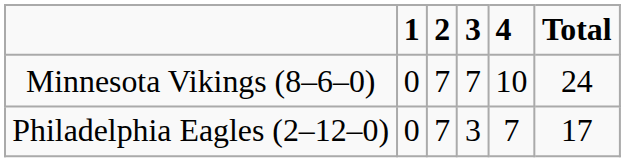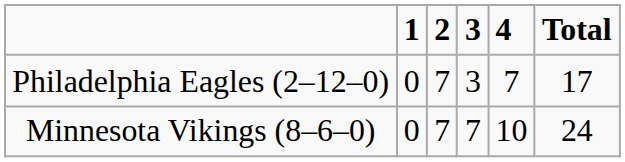rows swapped: (201, 80) <-> (201, 130)
